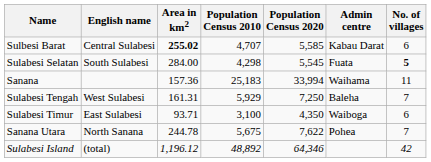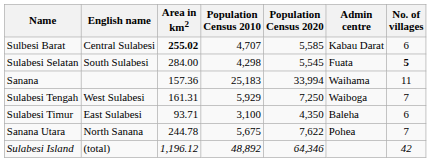(344, 97) Baleha -> (348, 97) Waiboga
(348, 114) Waiboga -> (344, 114) Baleha
